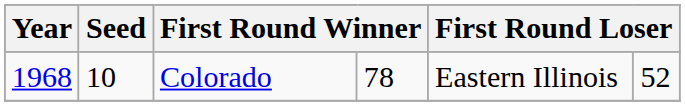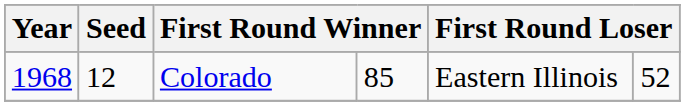(101, 76) 10 -> (101, 76) 12
(379, 76) 78 -> (379, 76) 85
